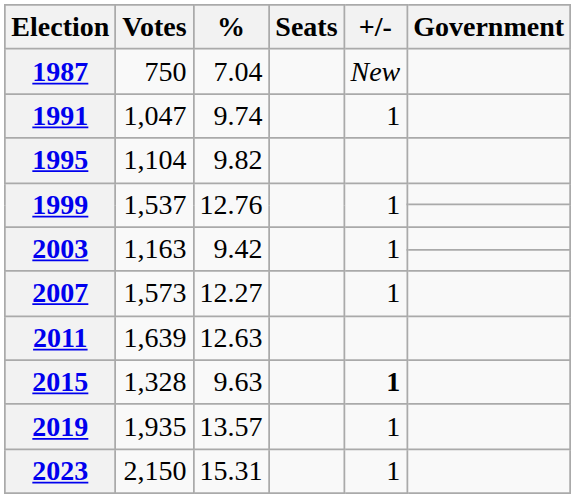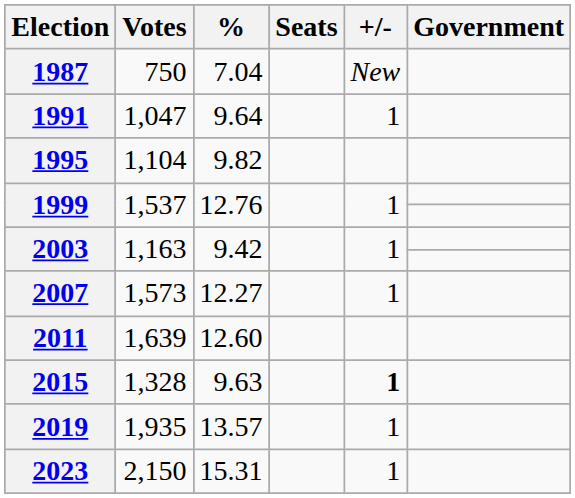(238, 115) 9.74 -> (238, 115) 9.64
(231, 337) 12.63 -> (231, 337) 12.60
